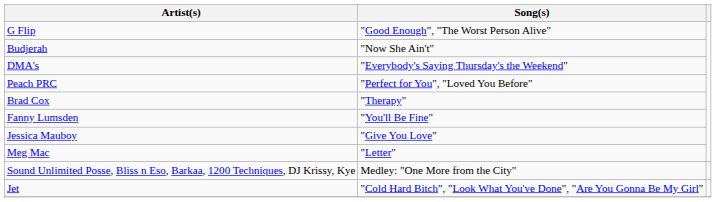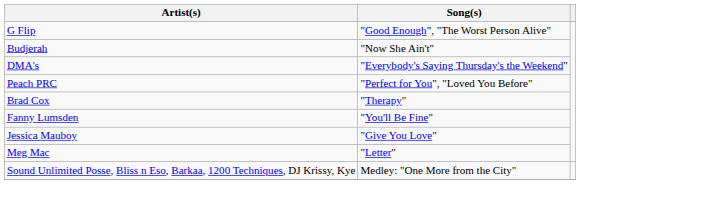- row: (13, 188)
